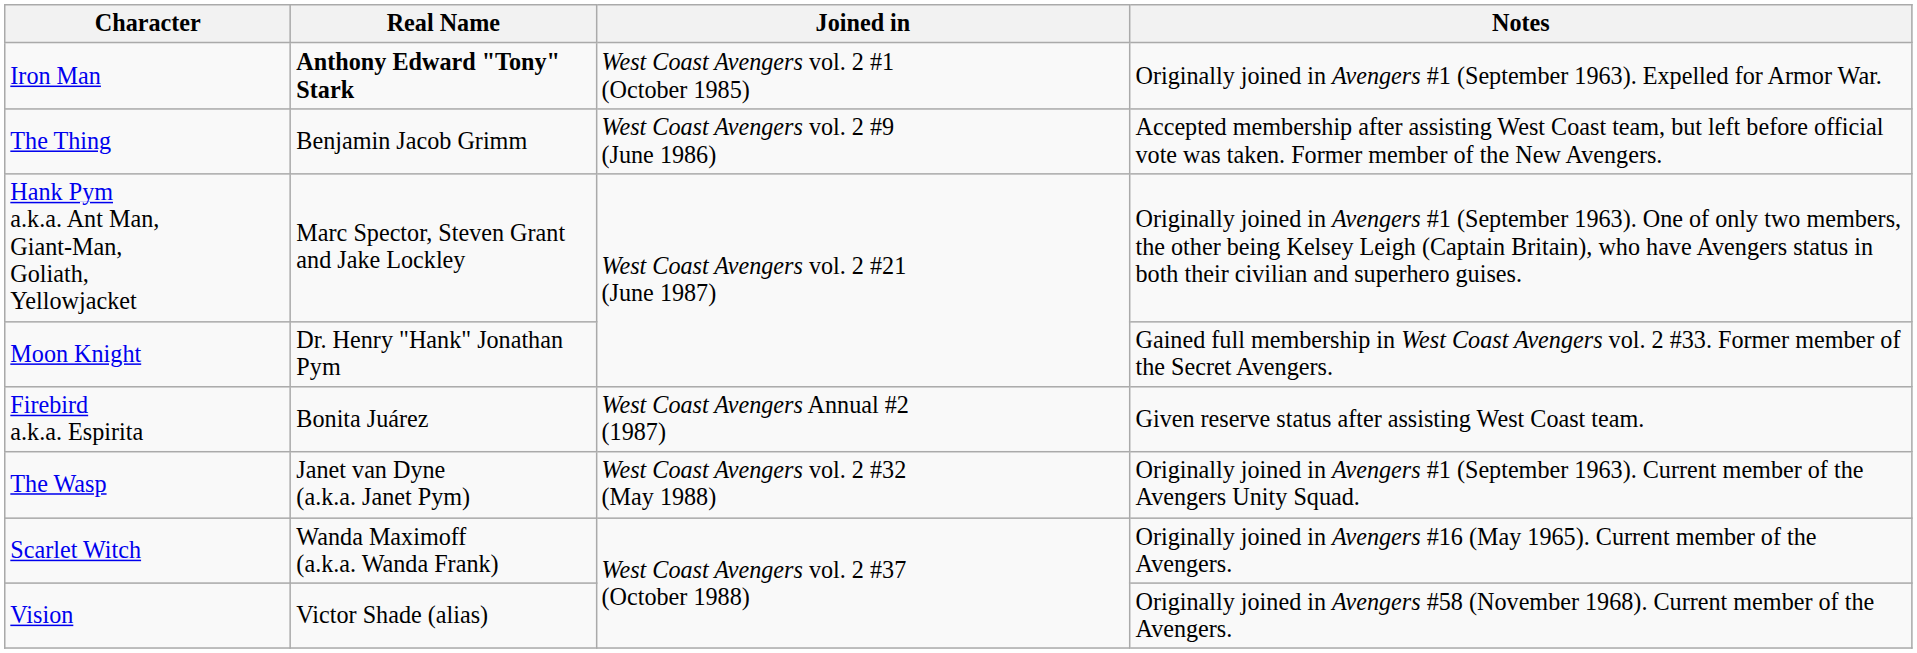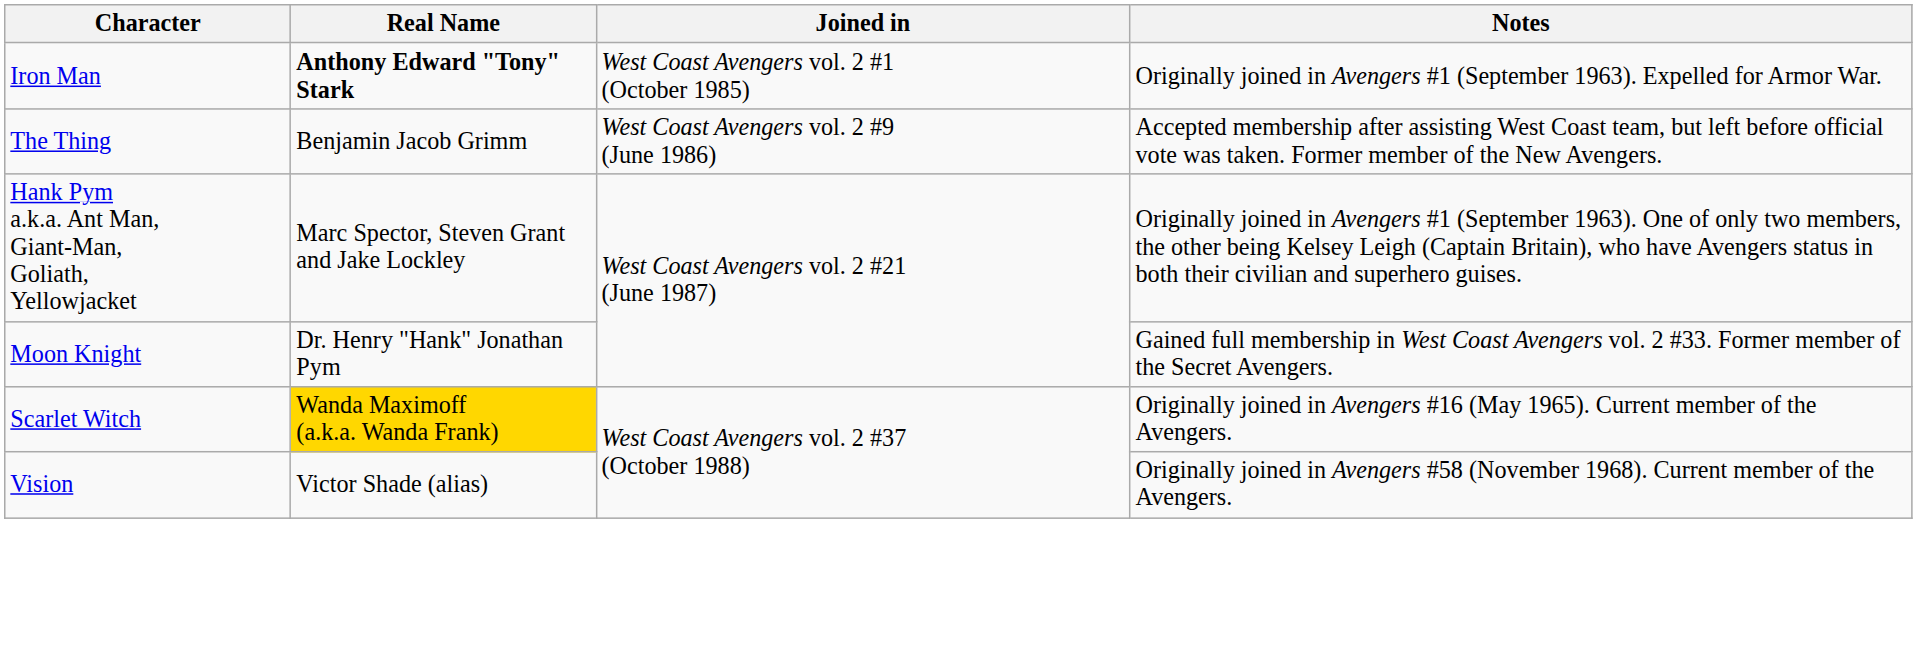- row: (77, 419)
- row: (58, 484)
(397, 550) no background -> (397, 419) gold background
